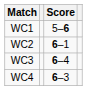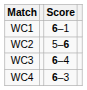(61, 28) 5–6 -> (61, 28) 6–1
(61, 45) 6–1 -> (61, 45) 5–6
